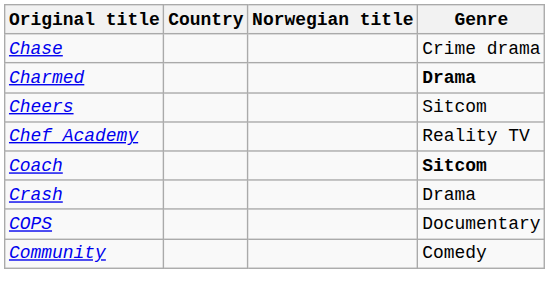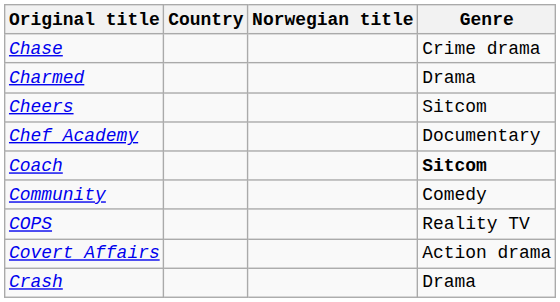(449, 78) bold -> (449, 78) normal
(476, 136) Reality TV -> (481, 136) Documentary
rows swapped: (57, 253) <-> (36, 195)
(481, 224) Documentary -> (476, 224) Reality TV
+ row: (84, 253)
